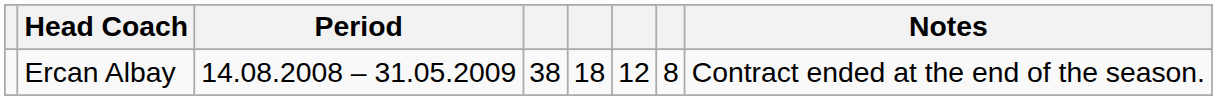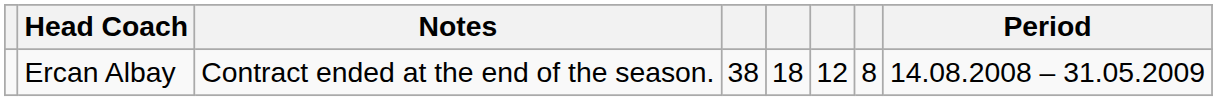columns swapped: (359, 26) <-> (948, 26)
